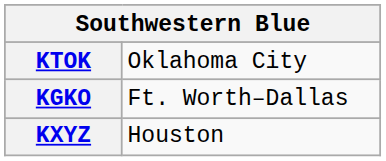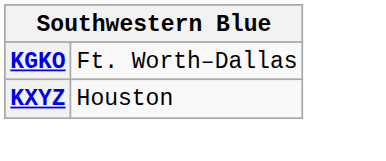- row: (63, 61)
